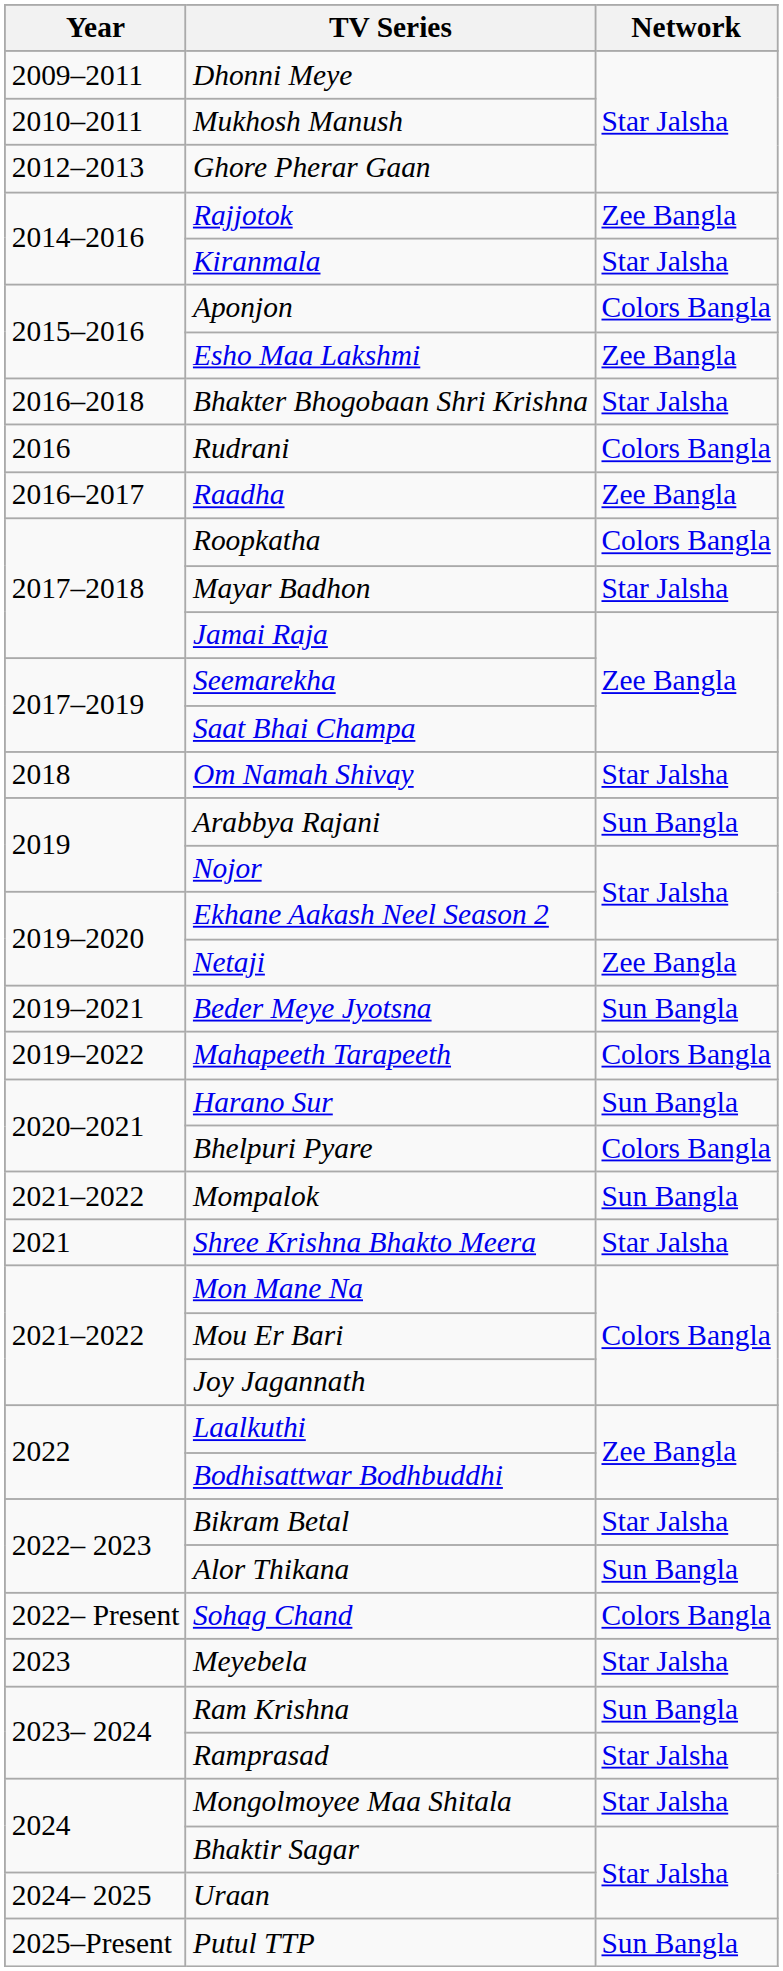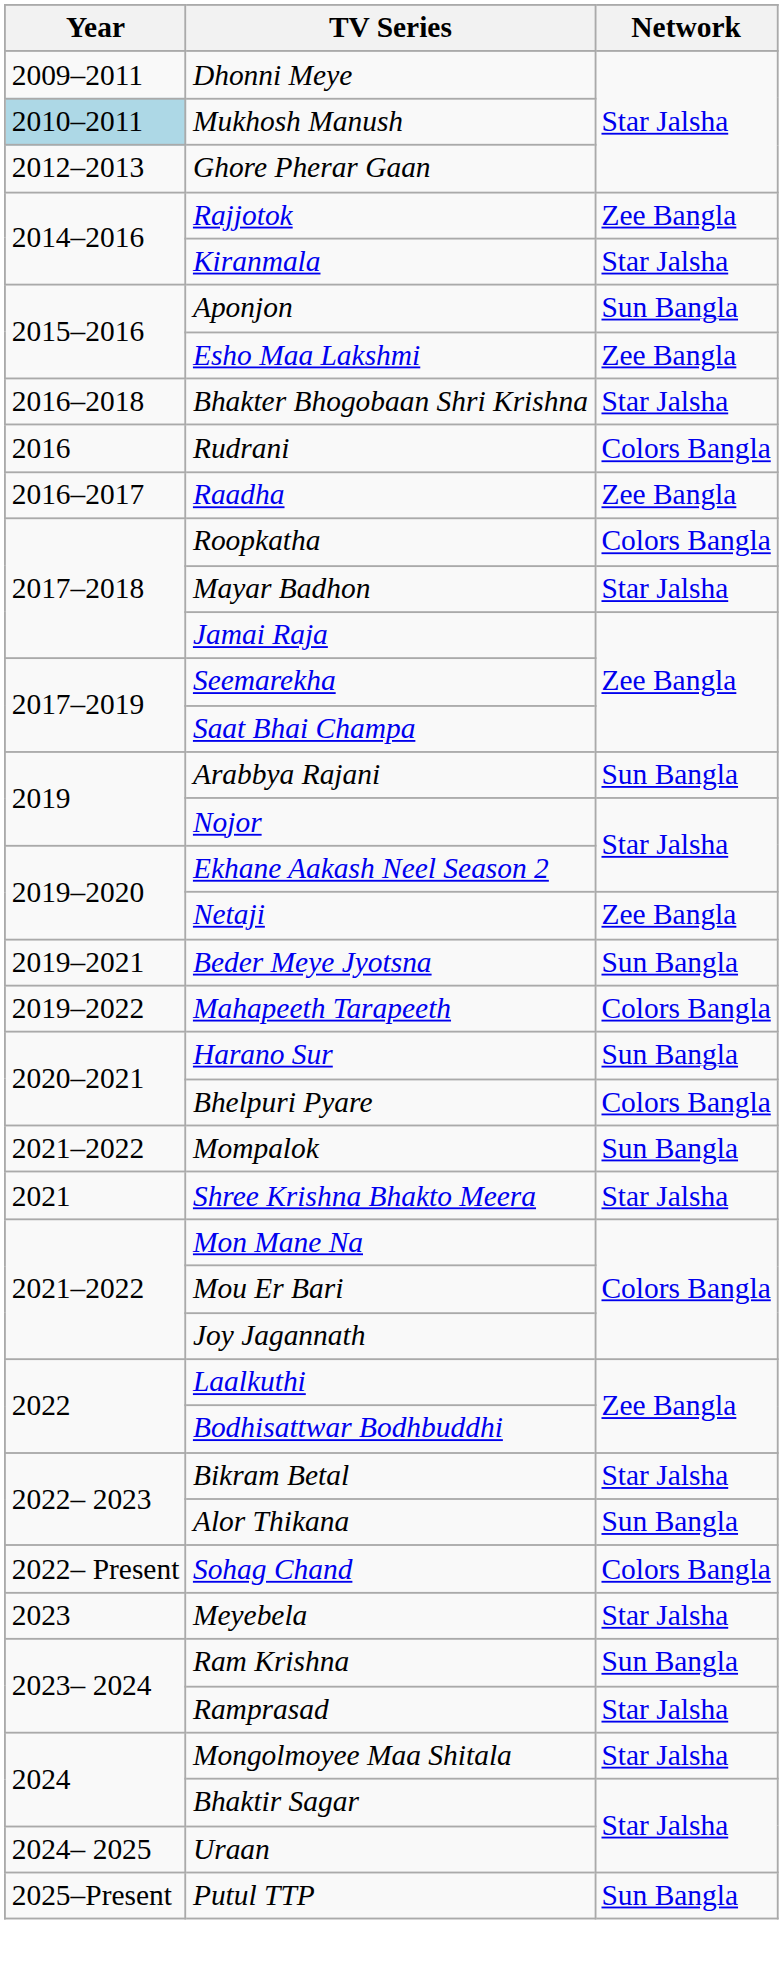(77, 121) no background -> (77, 121) lightblue background
(686, 307) Colors Bangla -> (670, 307) Sun Bangla
- row: (303, 774)
